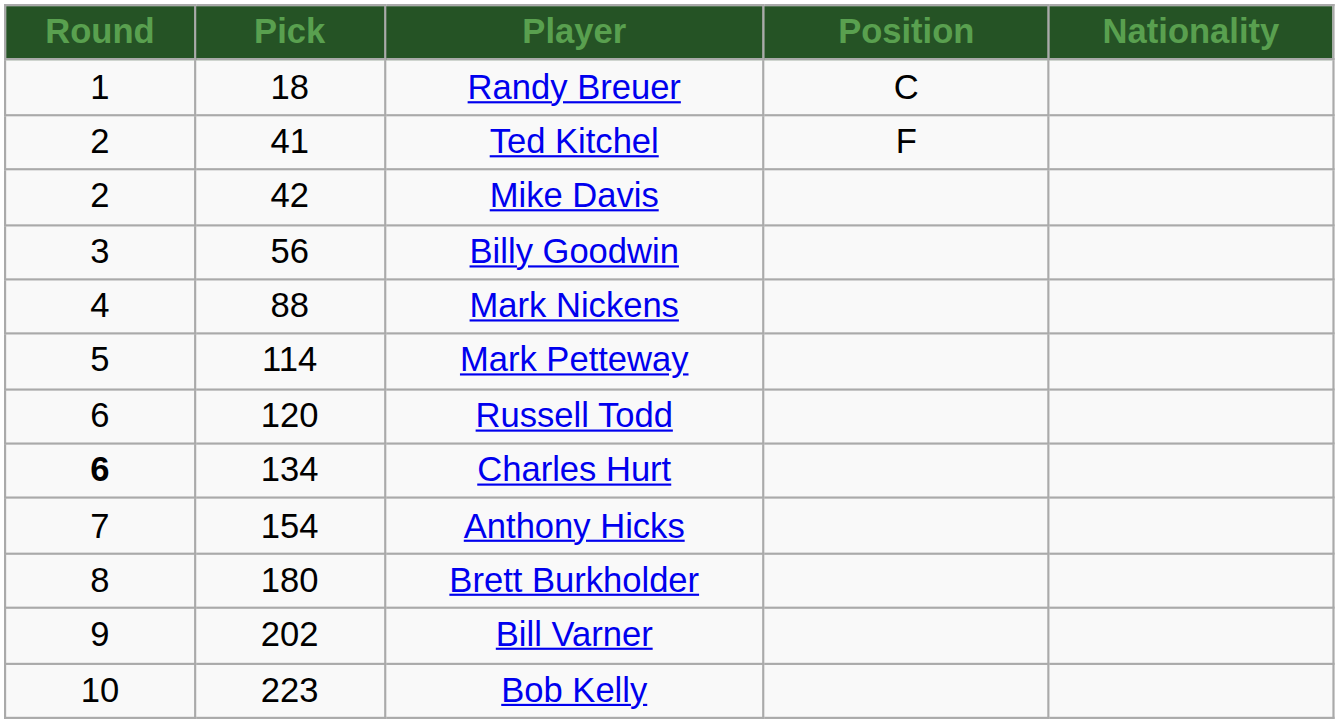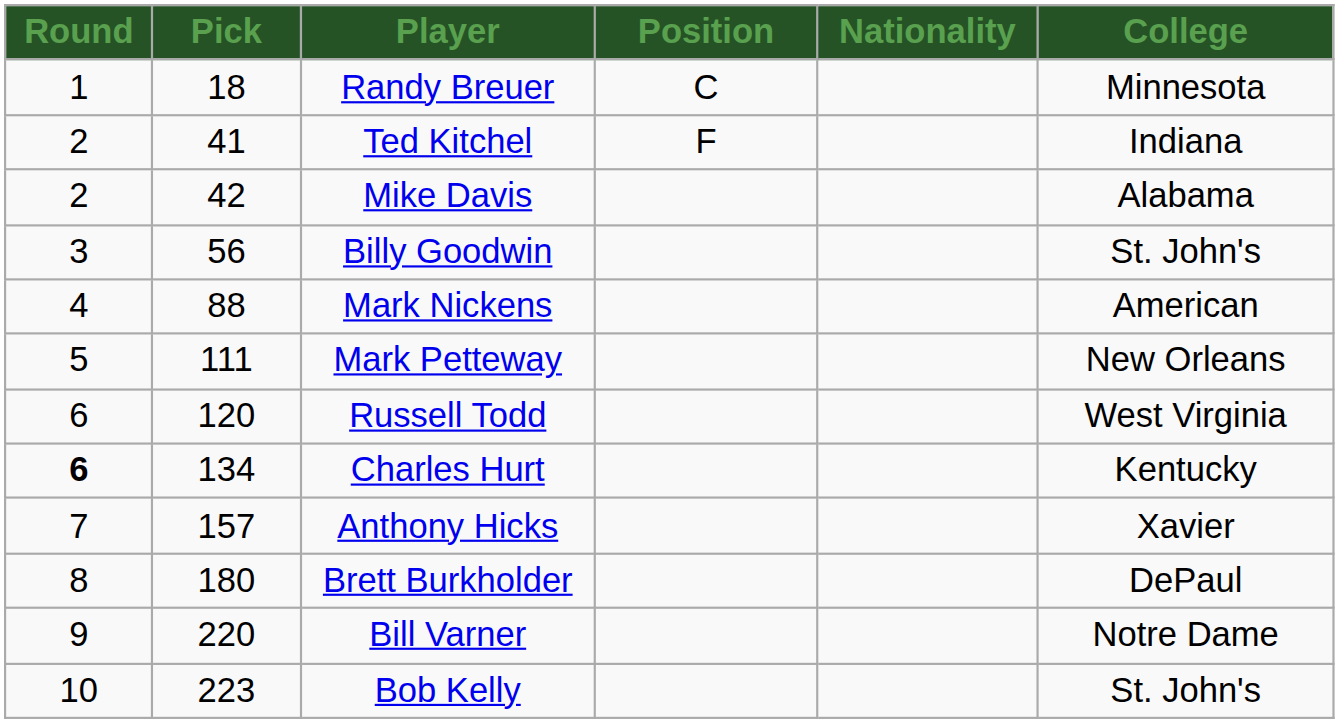+ column: (1186, 31)
(290, 360) 114 -> (226, 360) 111
(290, 525) 154 -> (226, 525) 157
(290, 634) 202 -> (226, 634) 220
